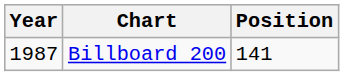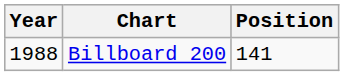(34, 54) 1987 -> (34, 54) 1988
